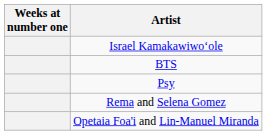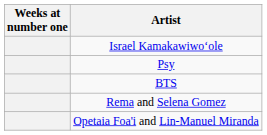rows swapped: (166, 64) <-> (166, 83)
